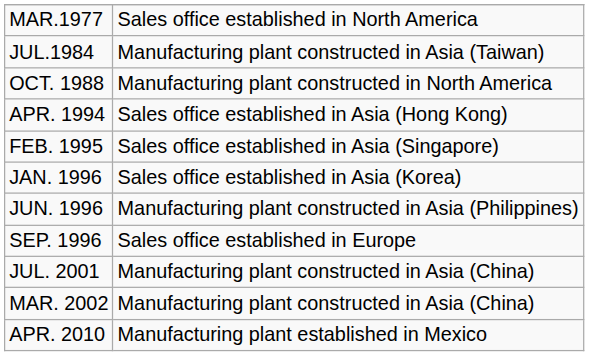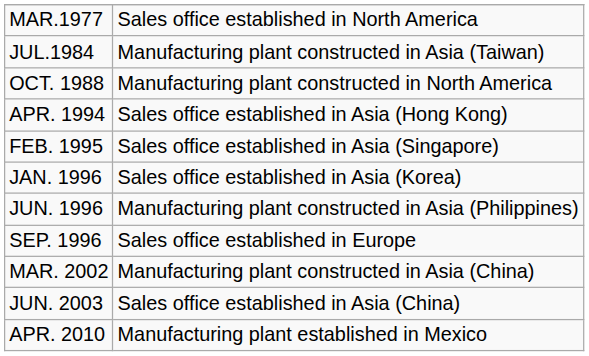- row: (54, 271)
+ row: (56, 303)
